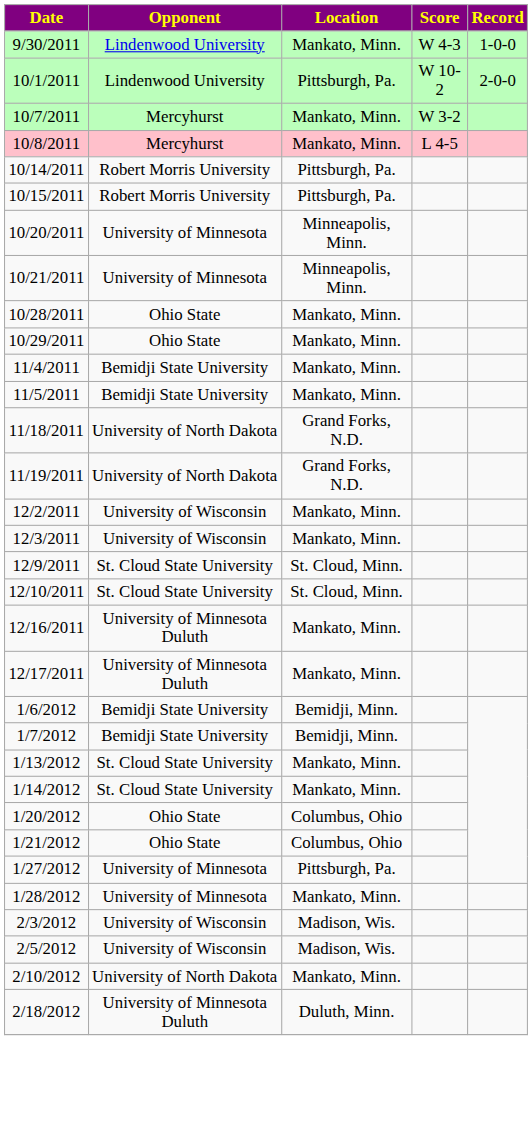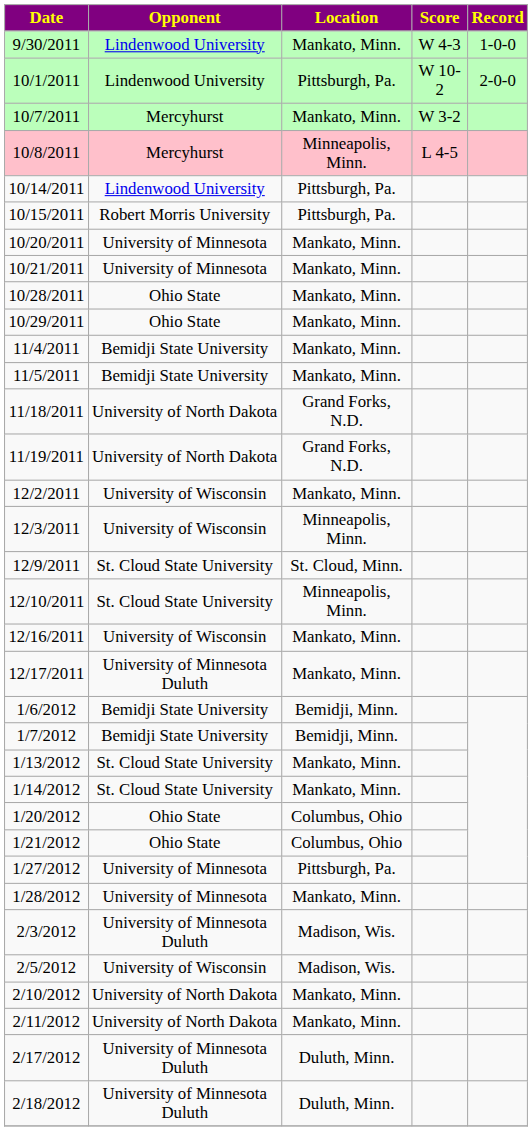(347, 143) Mankato, Minn. -> (347, 152) Minneapolis, Minn.
(185, 169) Robert Morris University -> (185, 188) Lindenwood University
(347, 232) Minneapolis, Minn. -> (347, 242) Mankato, Minn.
(347, 278) Minneapolis, Minn. -> (347, 268) Mankato, Minn.
(347, 538) Mankato, Minn. -> (347, 529) Minneapolis, Minn.
(347, 591) St. Cloud, Minn. -> (347, 601) Minneapolis, Minn.
(185, 628) University of Minnesota Duluth -> (185, 637) University of Wisconsin
(185, 922) University of Wisconsin -> (185, 932) University of Minnesota Duluth
+ row: (46, 1021)
+ row: (46, 1057)
